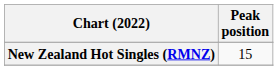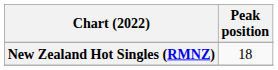(245, 53) 15 -> (245, 53) 18
